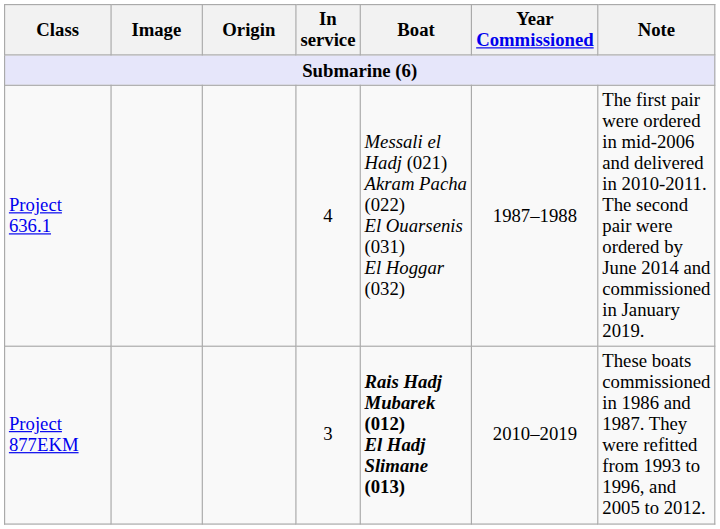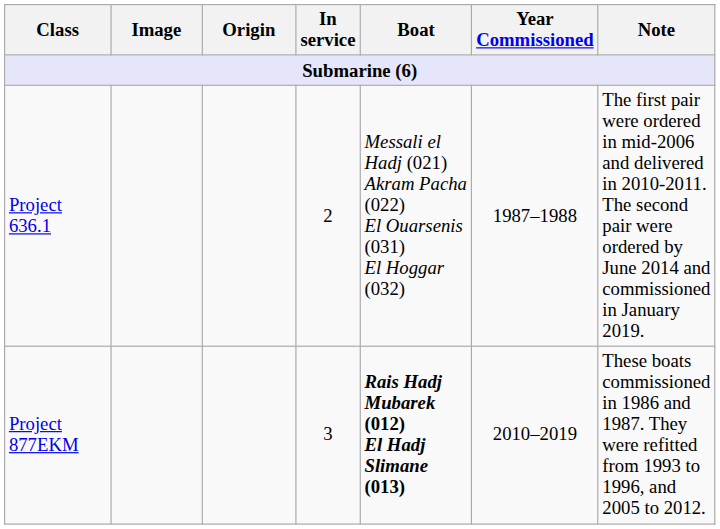(328, 215) 4 -> (328, 215) 2
